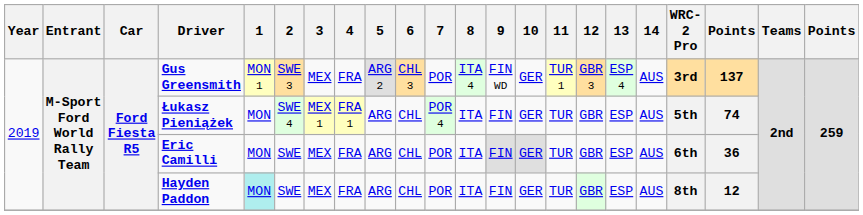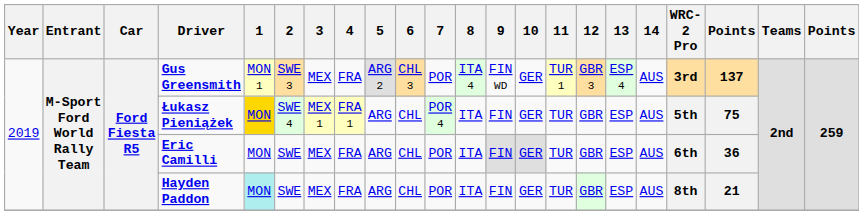(259, 115) no background -> (259, 115) gold background
(732, 115) 74 -> (732, 115) 75
(732, 191) 12 -> (732, 191) 21
